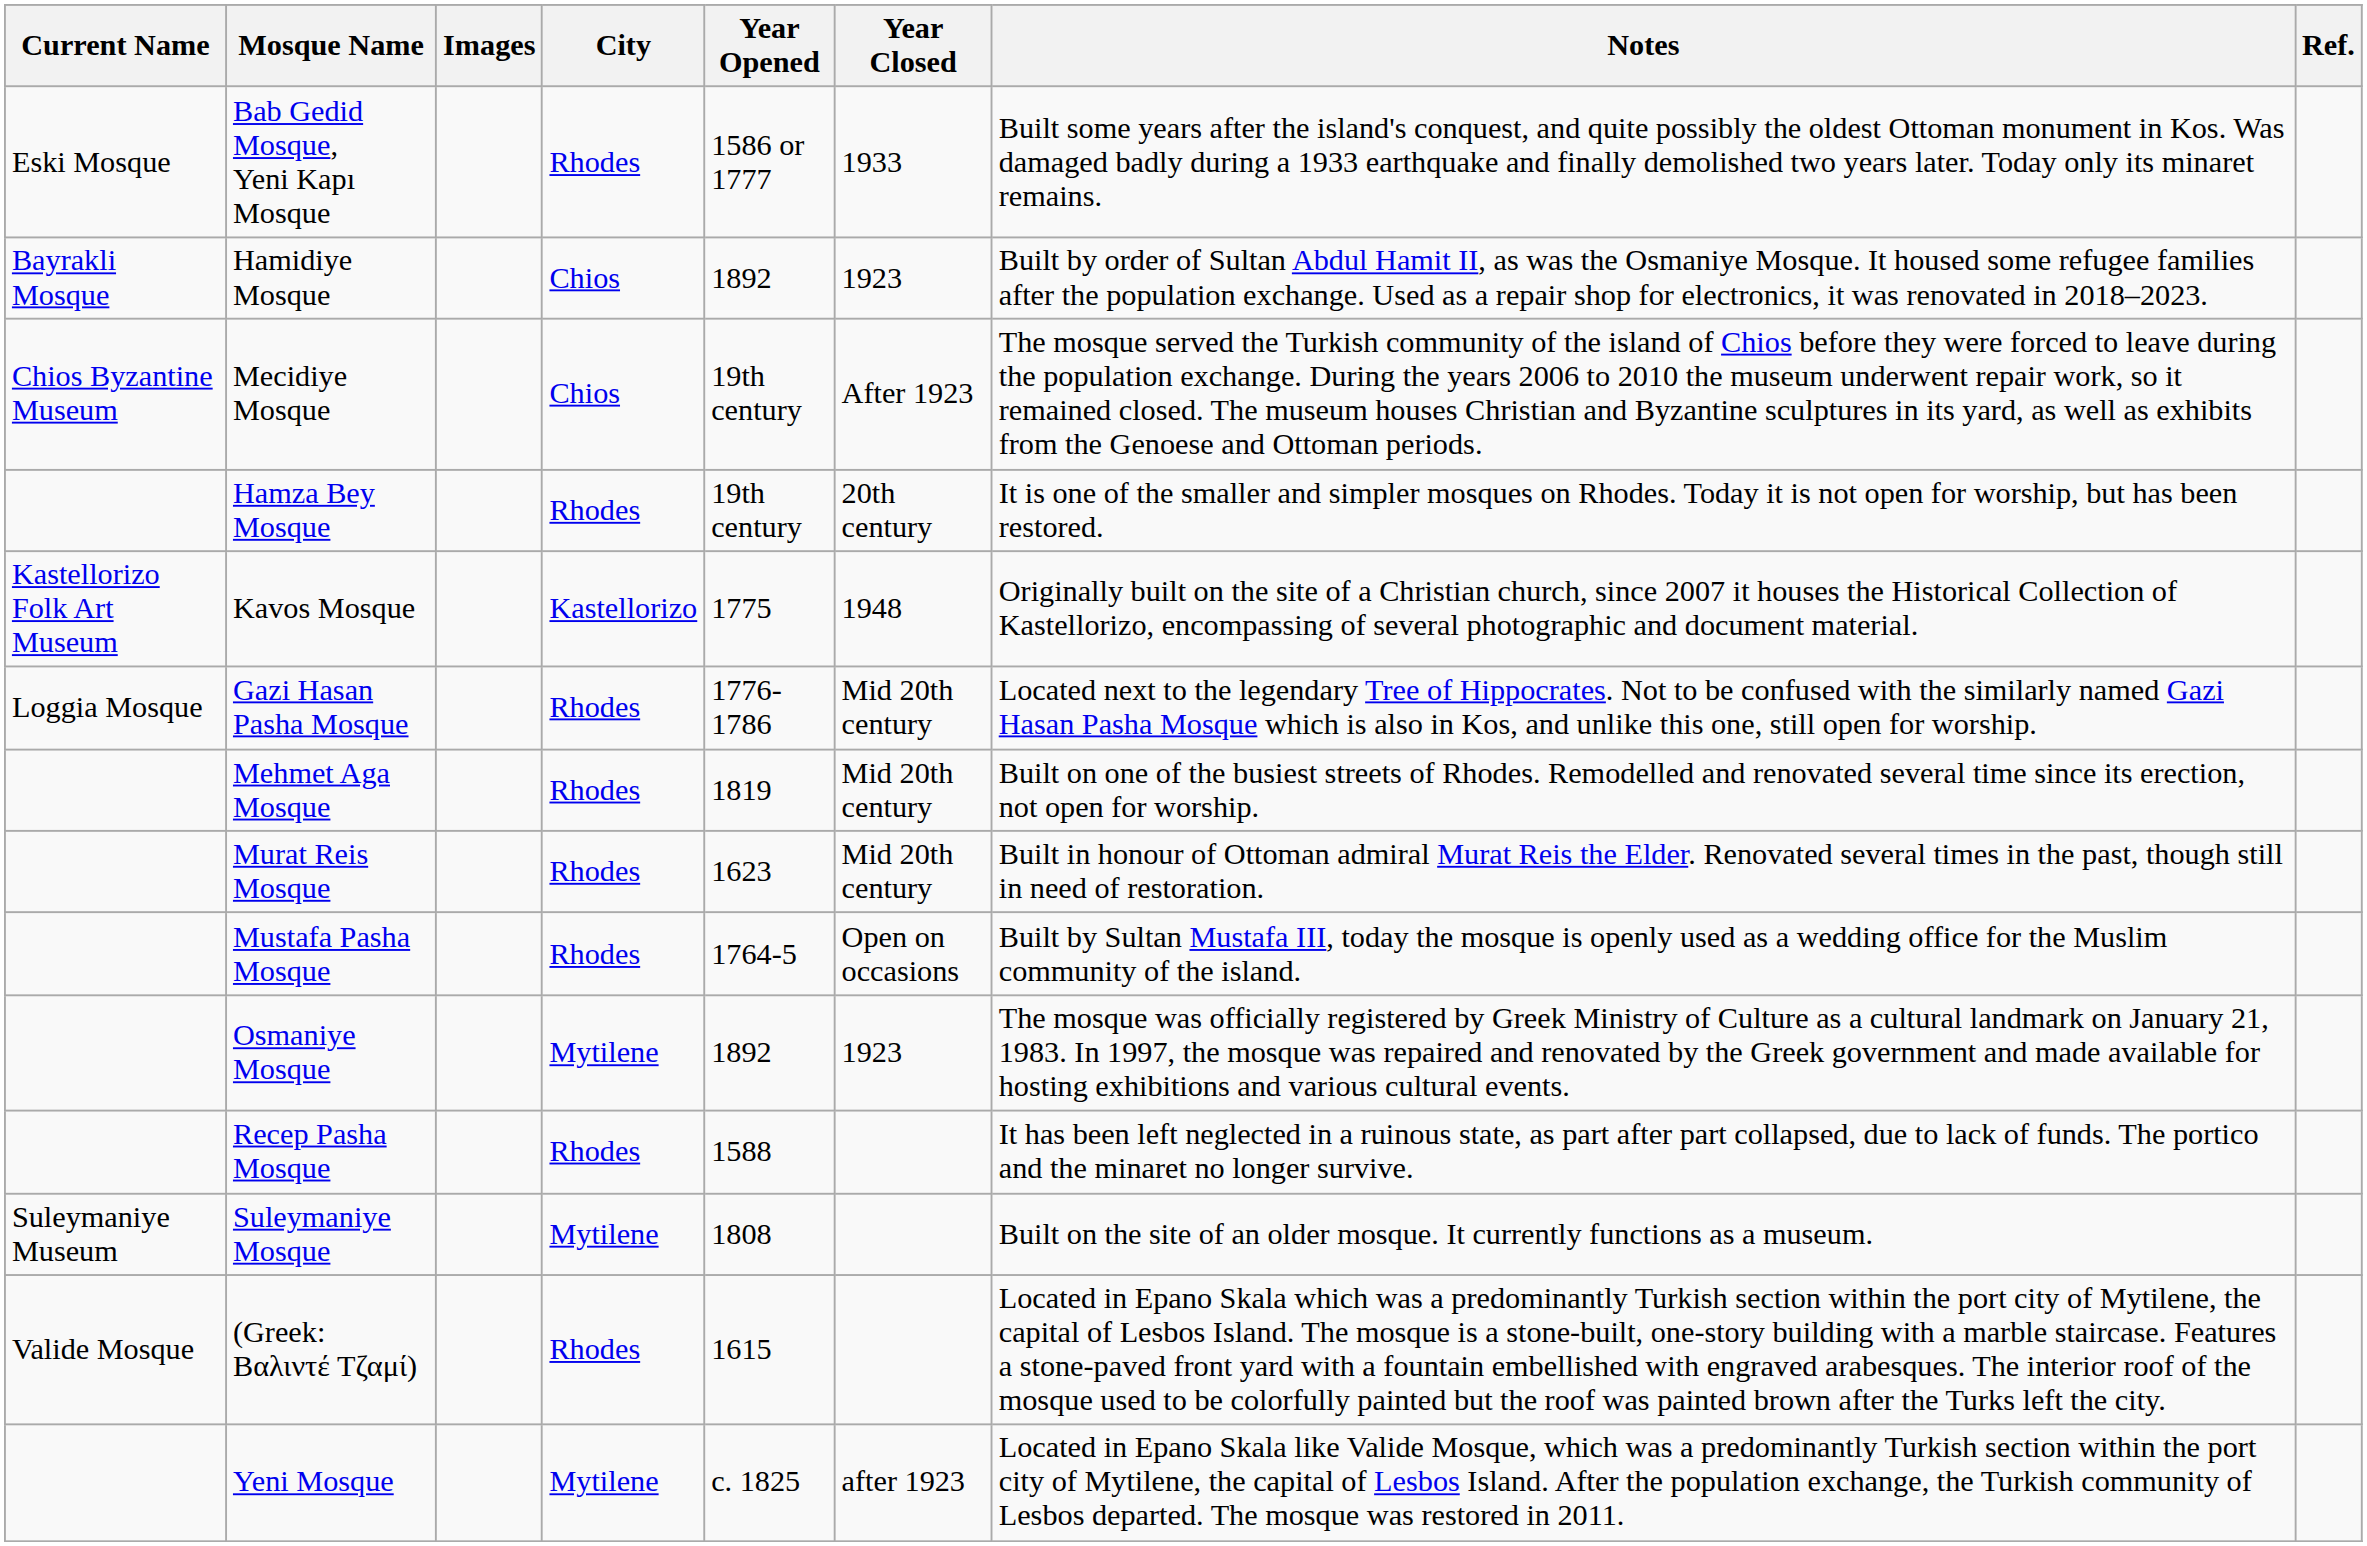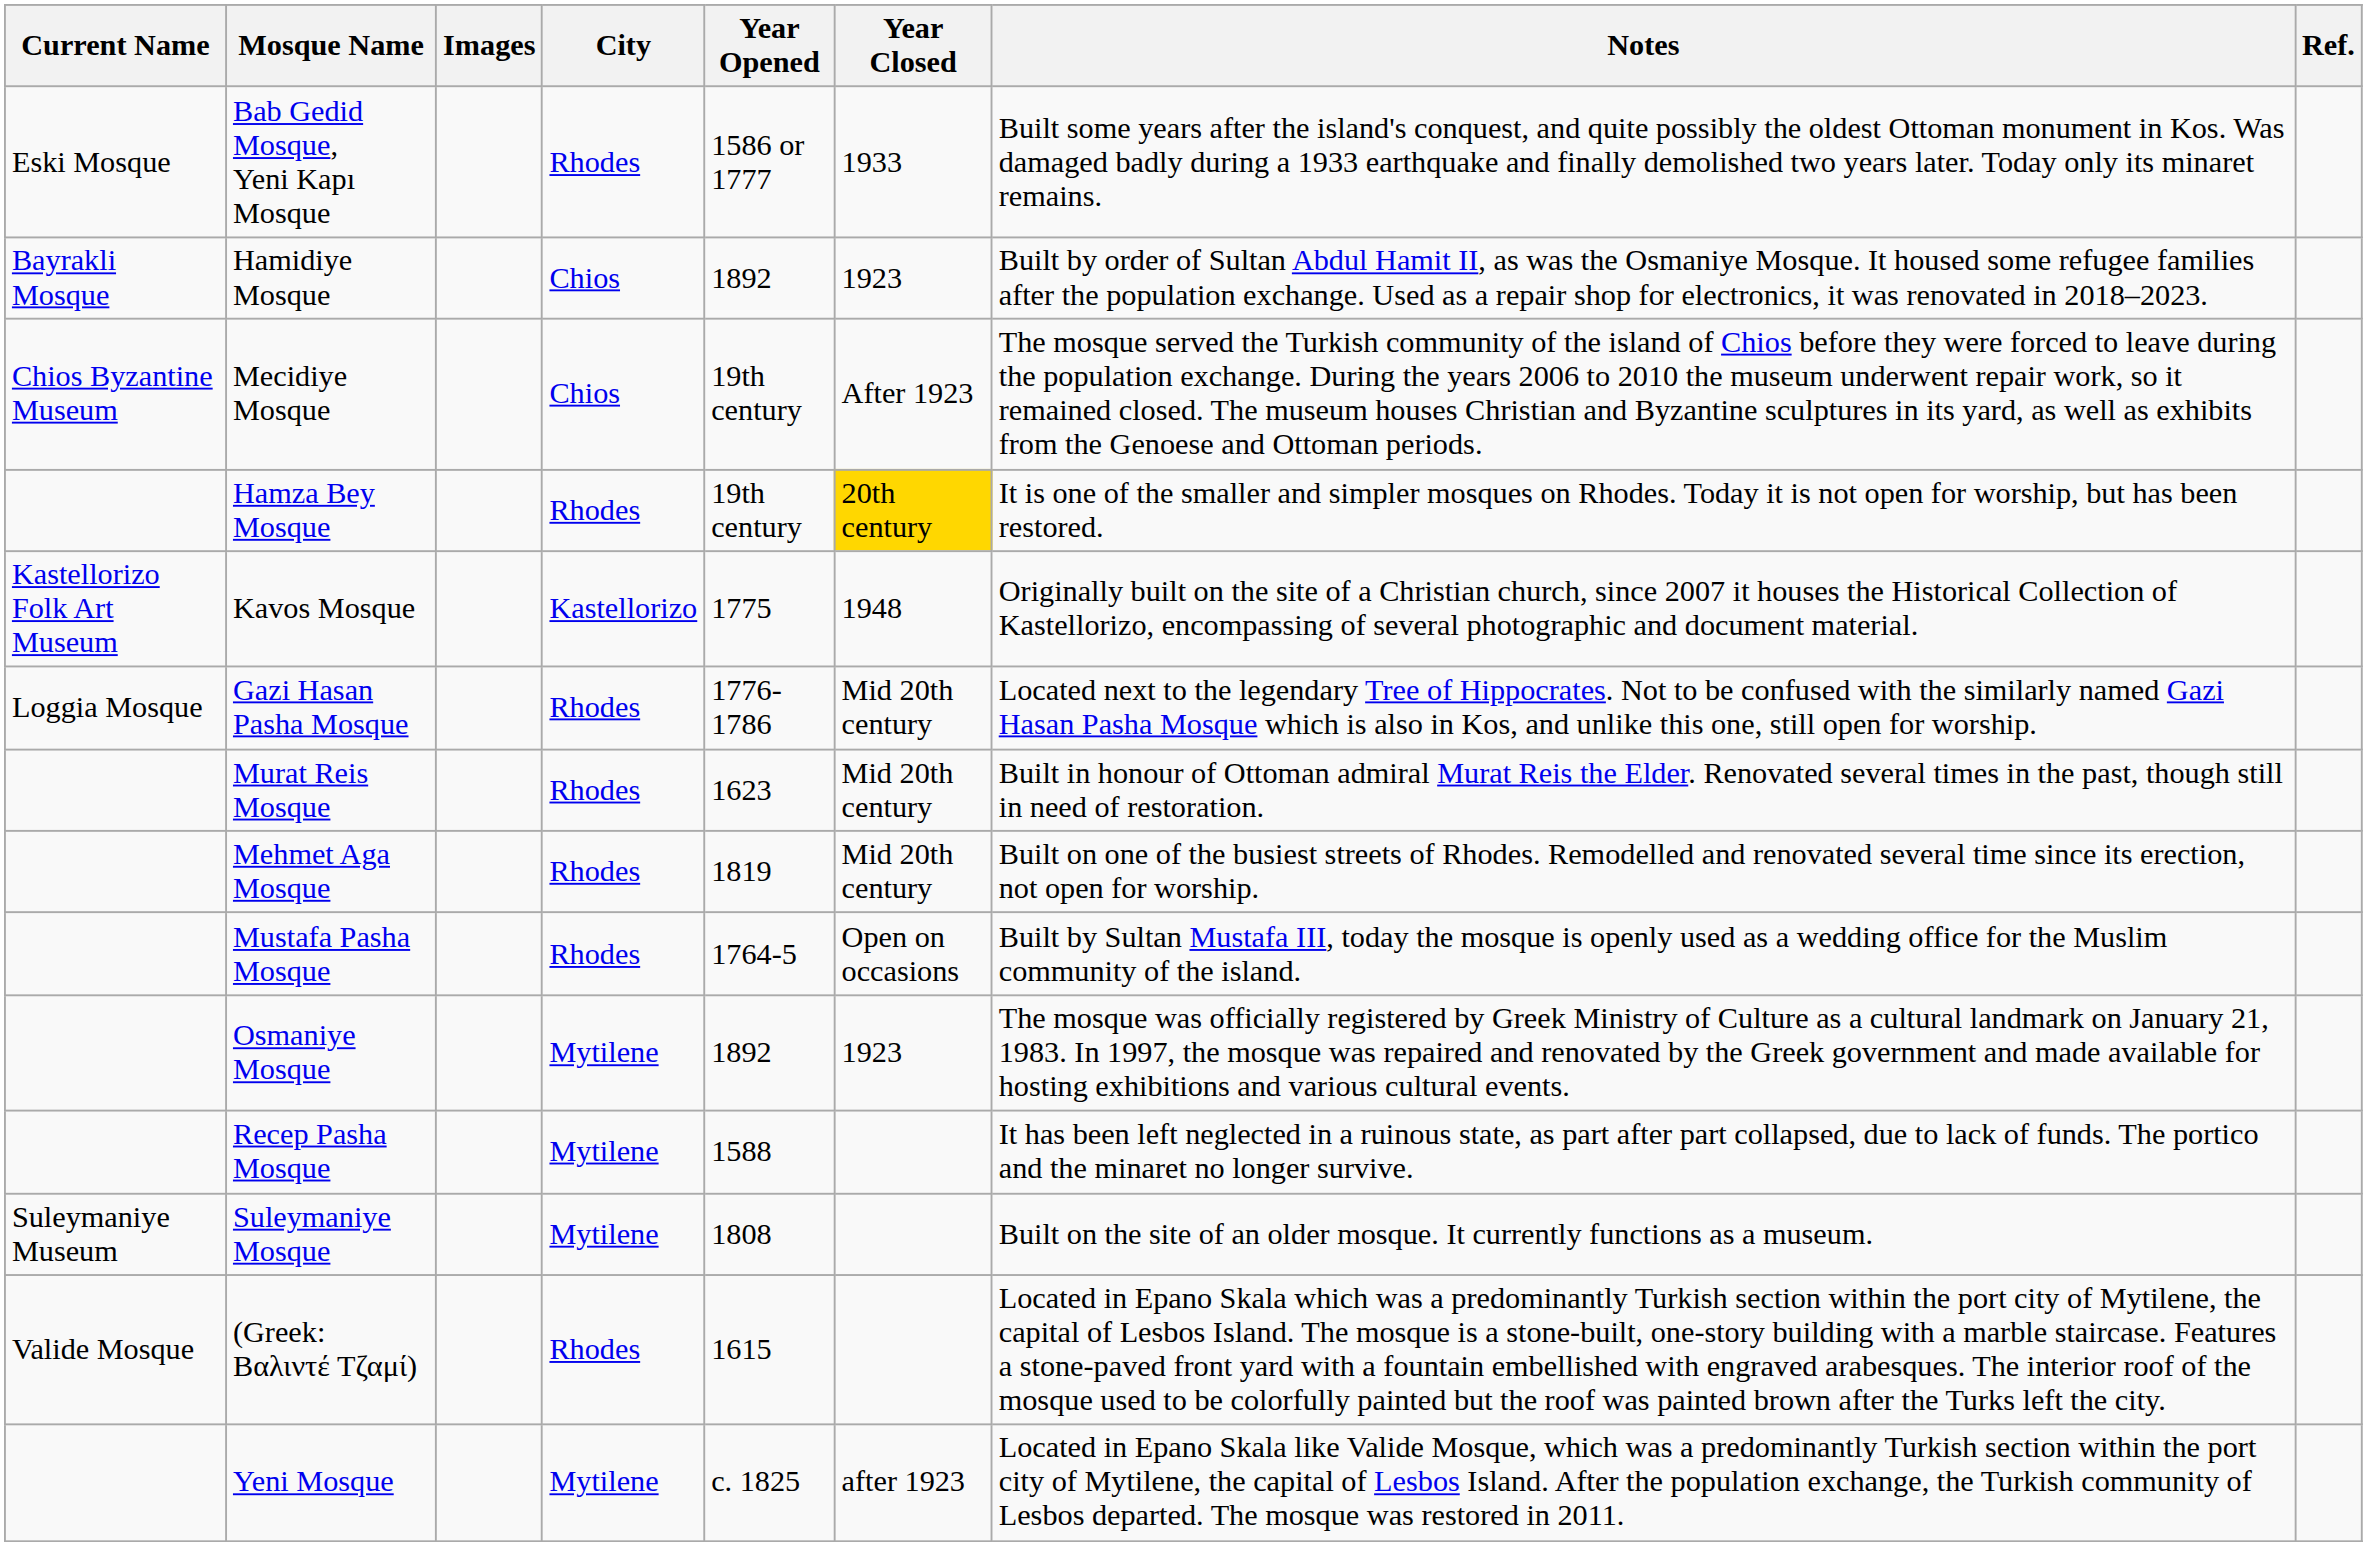(887, 509) no background -> (887, 509) gold background
rows swapped: (311, 789) <-> (301, 871)
(595, 1151) Rhodes -> (604, 1151) Mytilene
